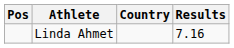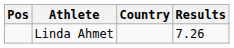(190, 34) 7.16 -> (190, 34) 7.26
